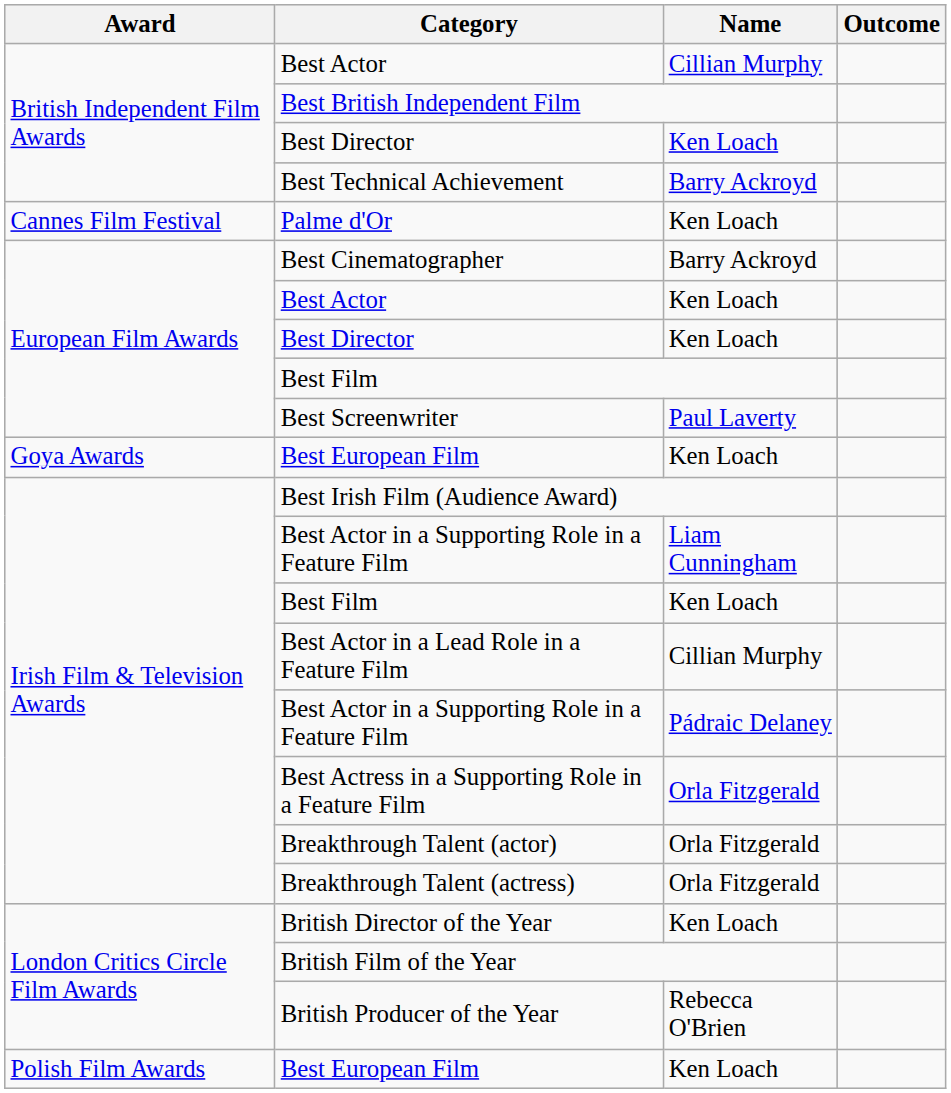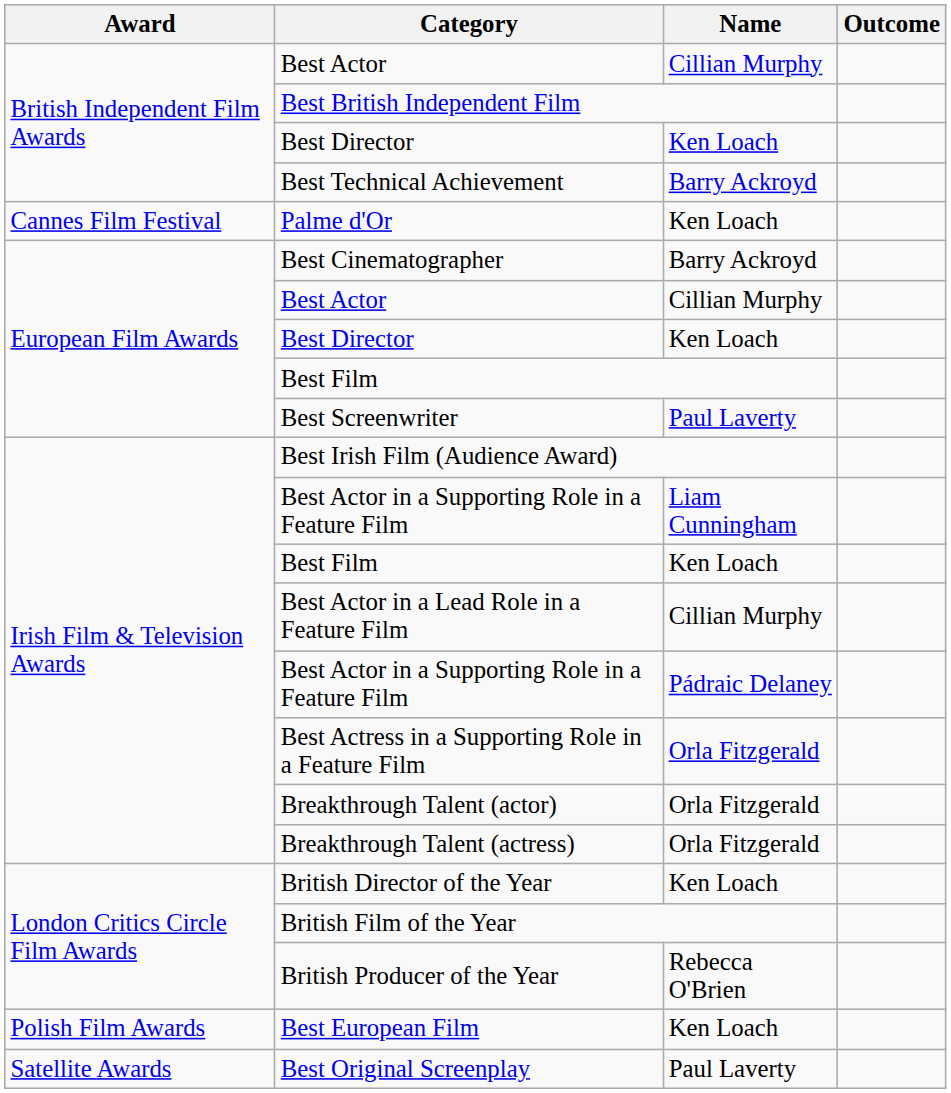(723, 299) Ken Loach -> (745, 299) Cillian Murphy
- row: (77, 456)
+ row: (91, 1068)
